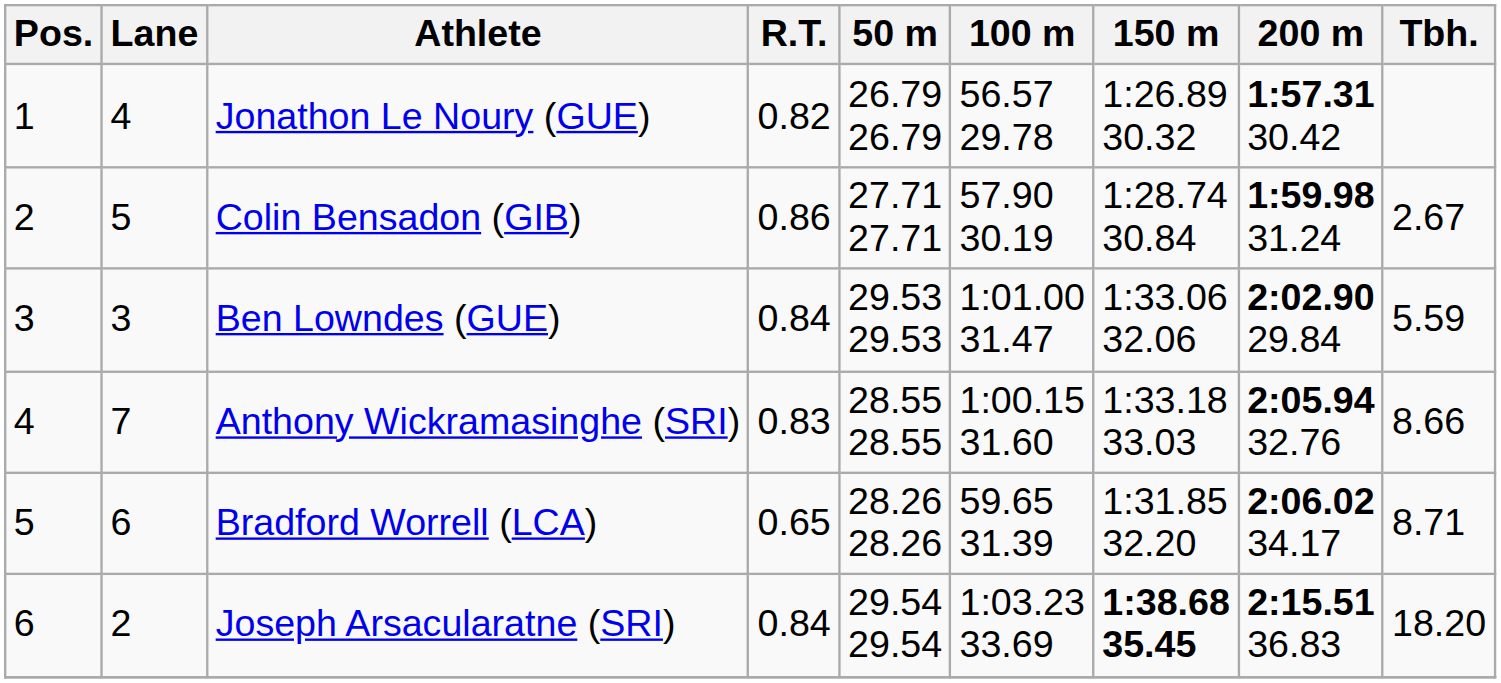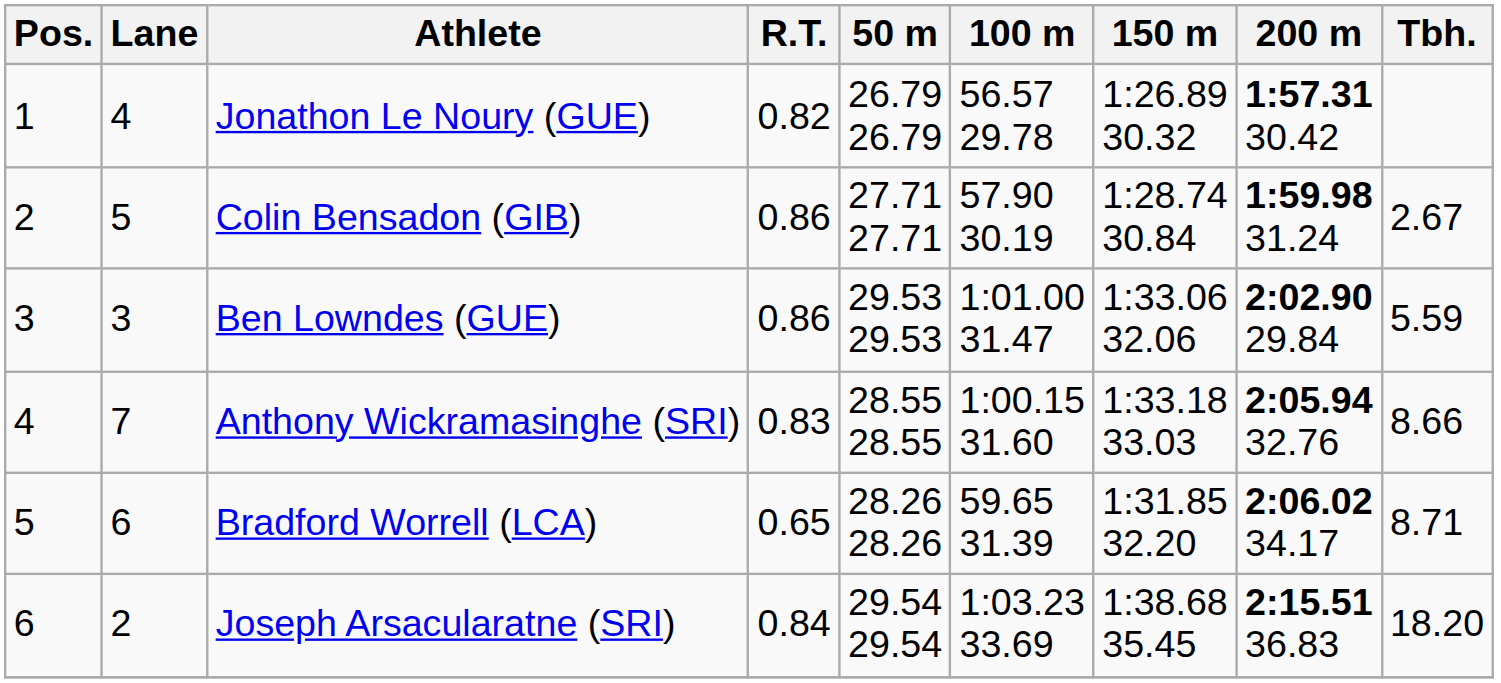(794, 318) 0.84 -> (794, 318) 0.86
(1166, 624) bold -> (1165, 624) normal
